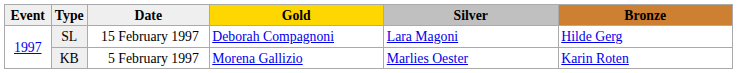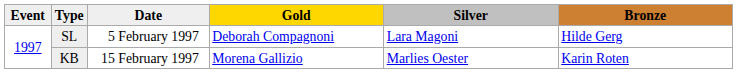(153, 36) 15 February 1997 -> (157, 36) 5 February 1997
(157, 58) 5 February 1997 -> (153, 58) 15 February 1997
